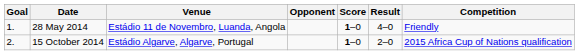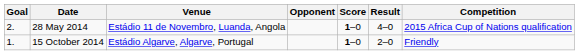(11, 27) 1. -> (11, 27) 2.
(421, 27) Friendly -> (488, 27) 2015 Africa Cup of Nations qualification
(11, 42) 2. -> (11, 42) 1.
(488, 42) 2015 Africa Cup of Nations qualification -> (421, 42) Friendly
